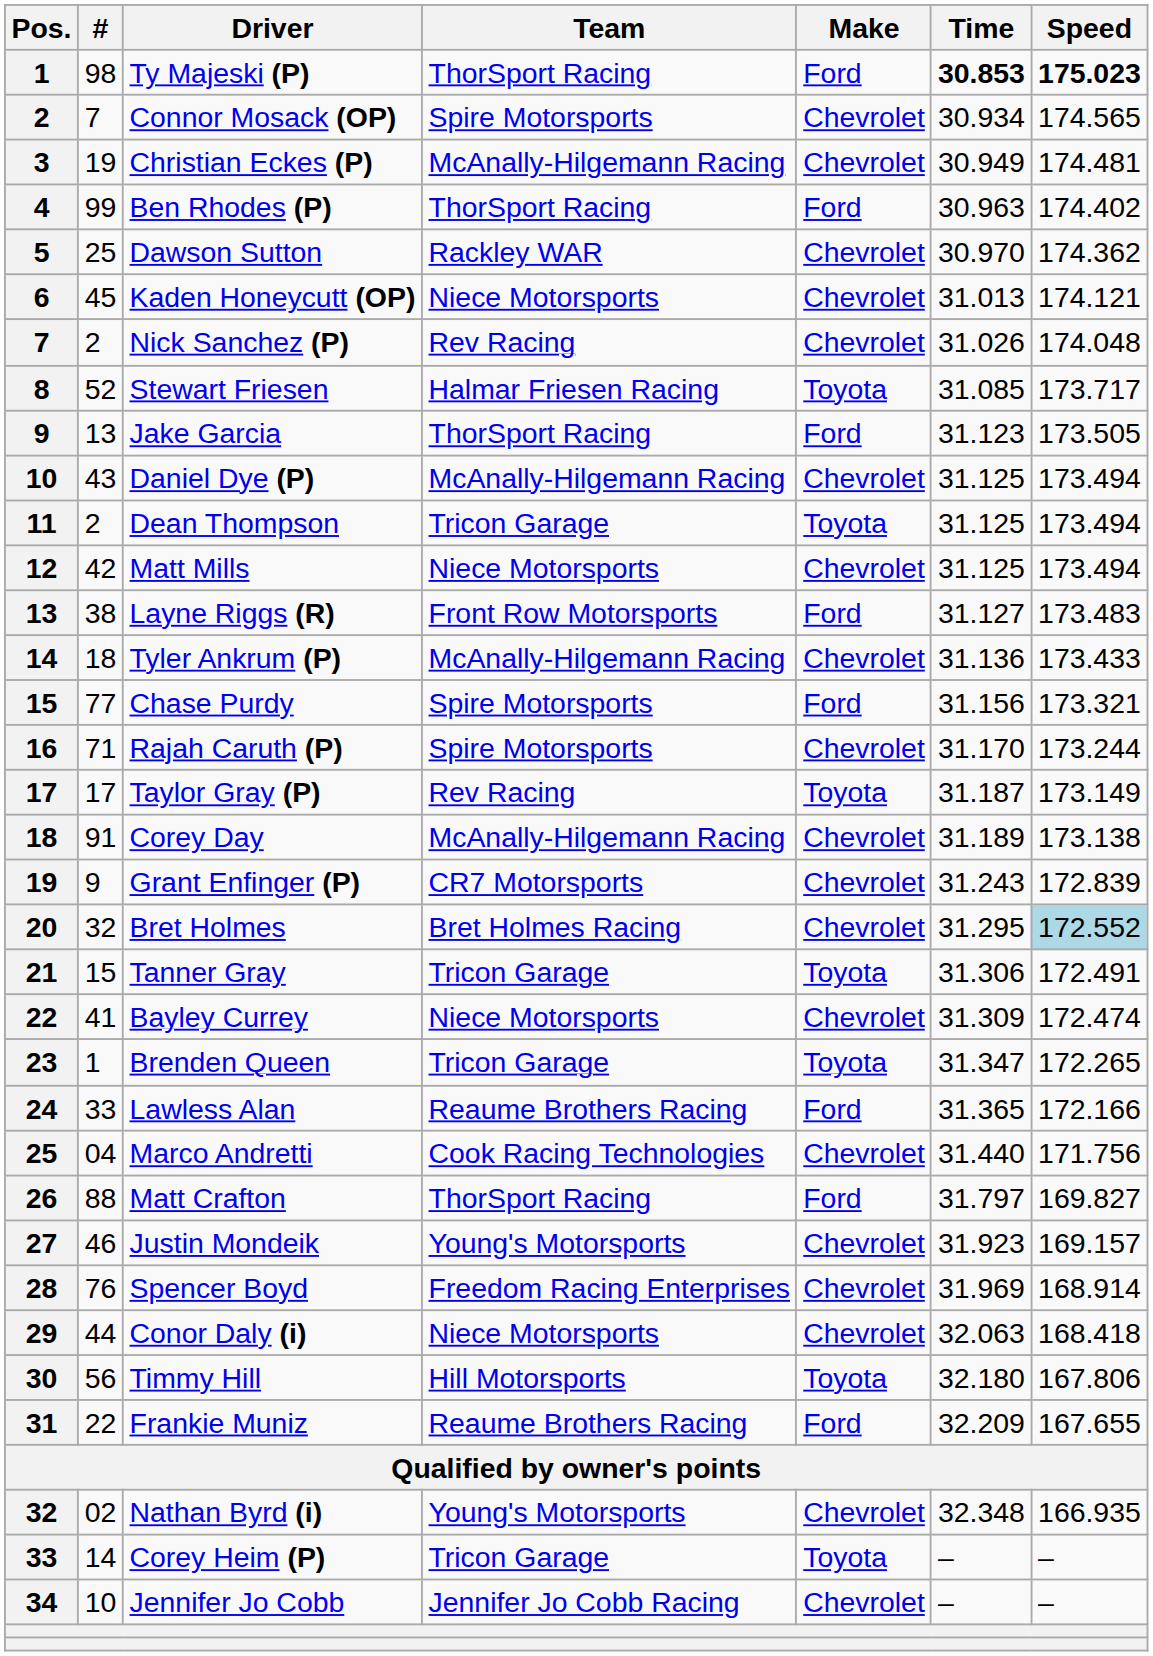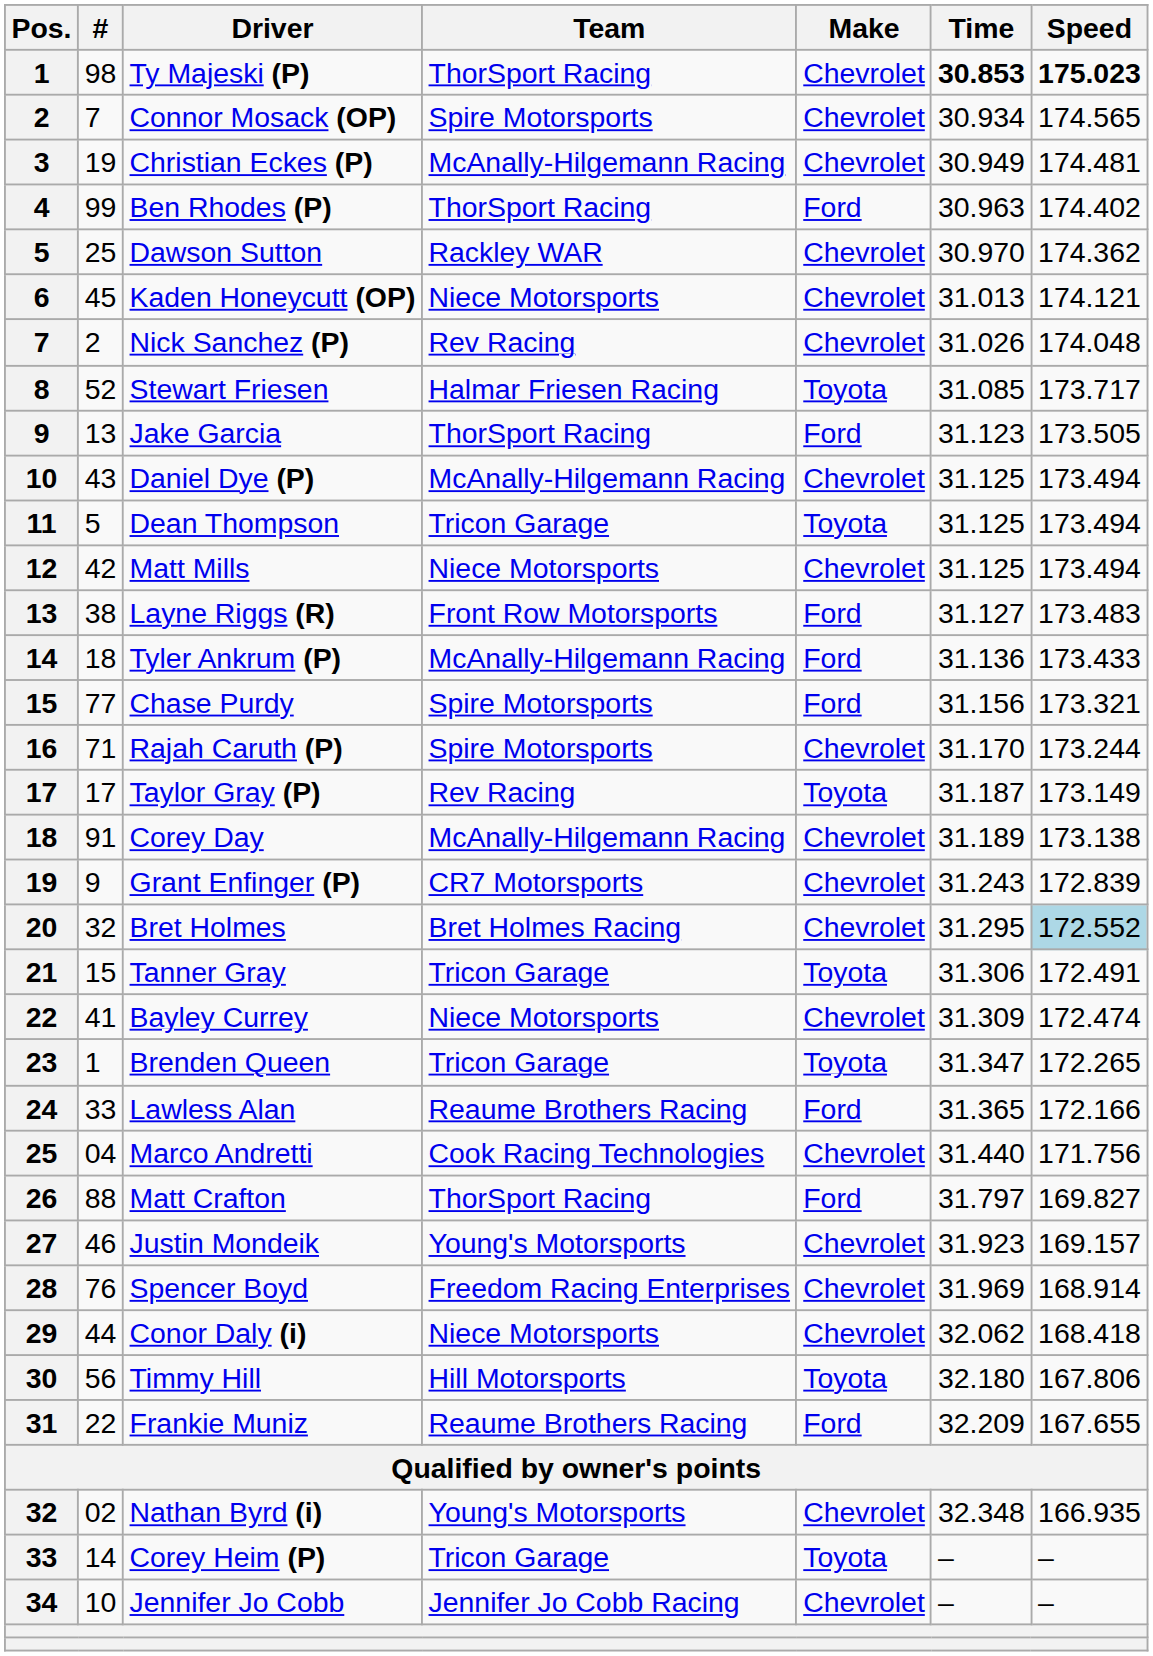(832, 73) Ford -> (864, 73) Chevrolet
(93, 523) 2 -> (93, 523) 5
(864, 658) Chevrolet -> (832, 658) Ford
(981, 1333) 32.063 -> (981, 1333) 32.062
